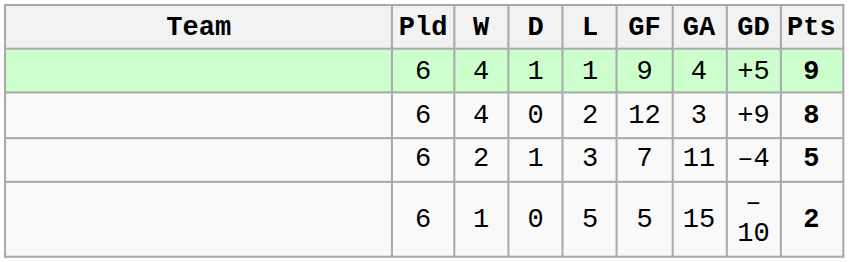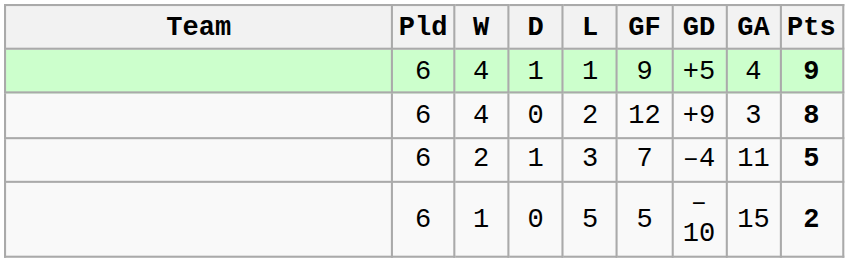columns swapped: (699, 27) <-> (753, 27)
